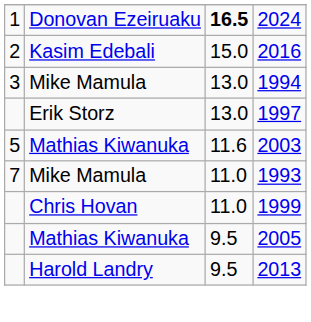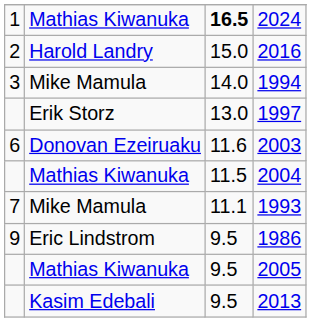(115, 20) Donovan Ezeiruaku -> (109, 20) Mathias Kiwanuka
(92, 51) Kasim Edebali -> (91, 51) Harold Landry
(229, 82) 13.0 -> (229, 82) 14.0
(15, 144) 5 -> (15, 144) 6
(109, 144) Mathias Kiwanuka -> (115, 144) Donovan Ezeiruaku
+ row: (279, 176)
(228, 176) 11.0 -> (228, 207) 11.1
- row: (279, 207)
+ row: (279, 238)
(91, 269) Harold Landry -> (92, 301) Kasim Edebali
